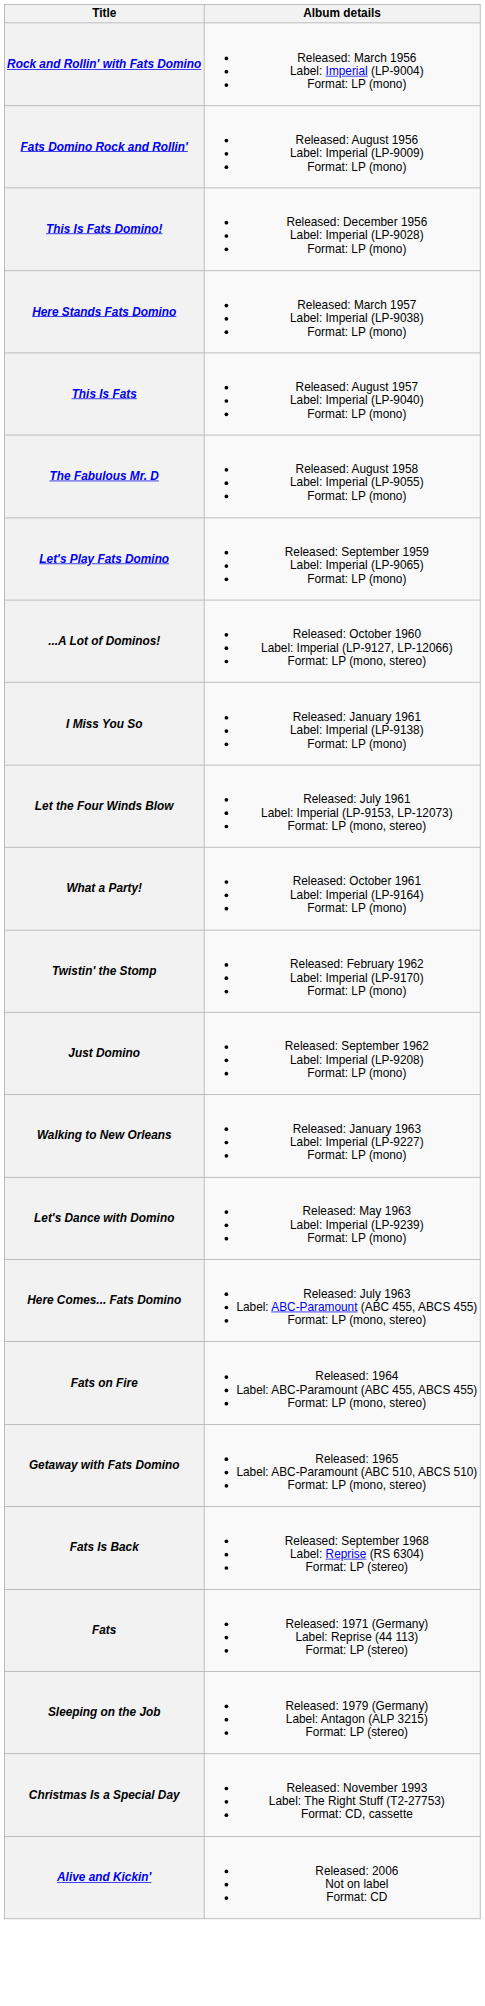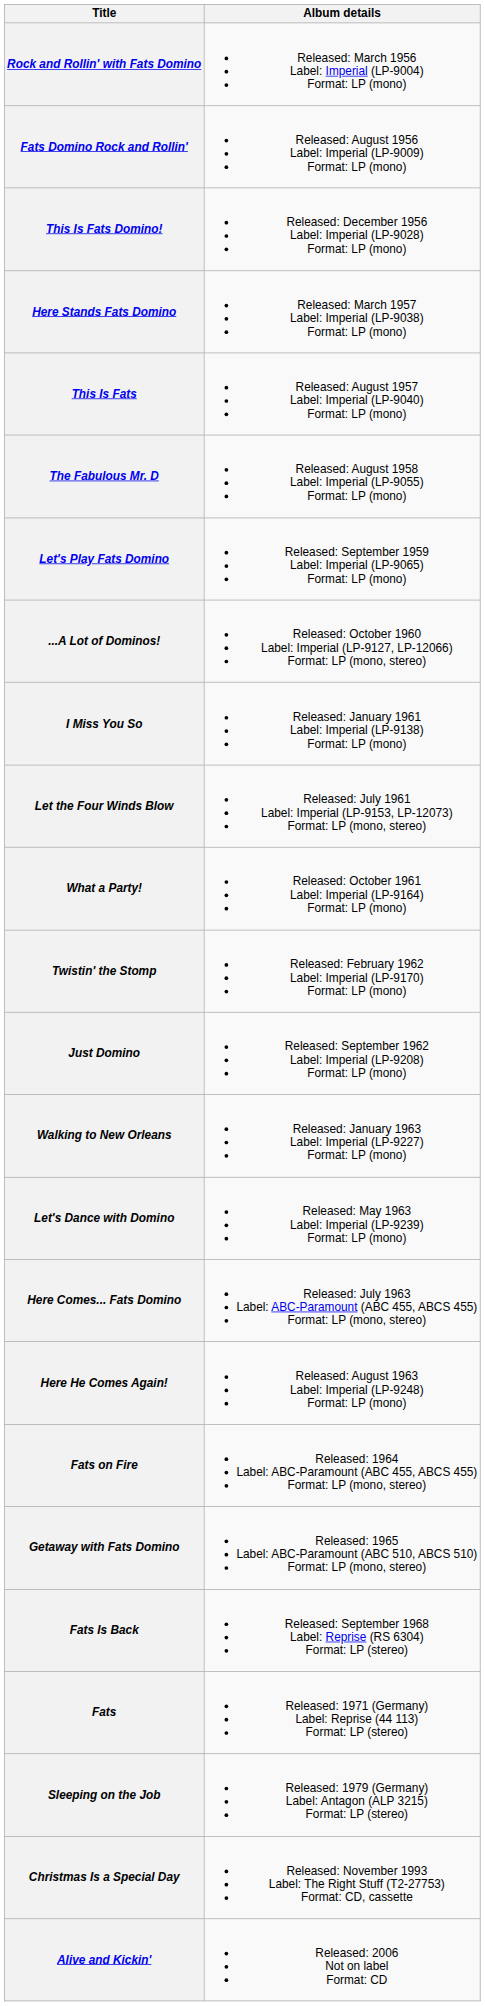+ row: (104, 1383)
